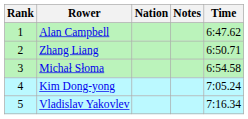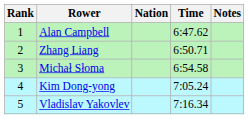columns swapped: (224, 13) <-> (187, 13)
